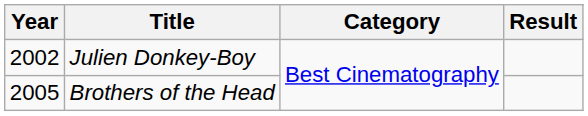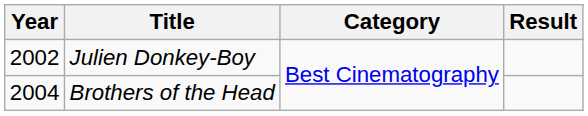(35, 92) 2005 -> (35, 92) 2004
